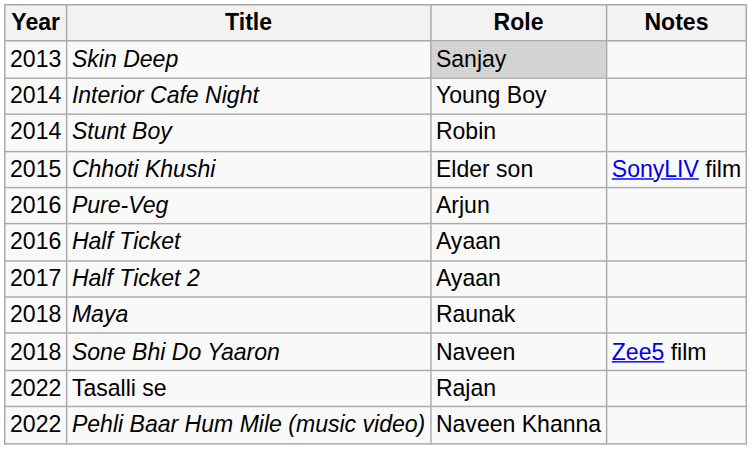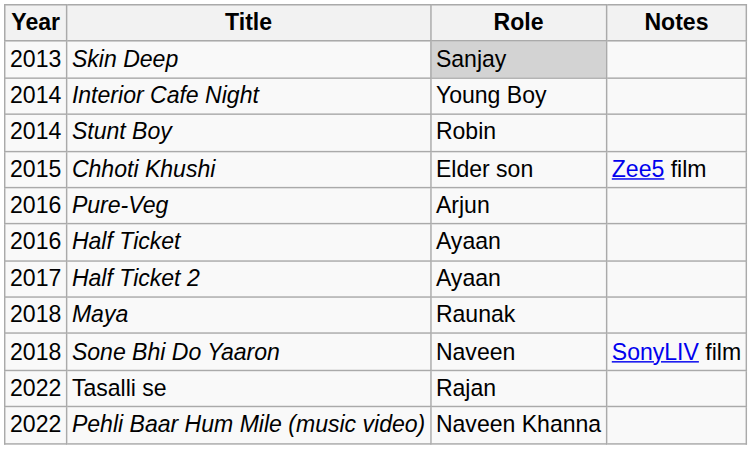(676, 168) SonyLIV film -> (659, 168) Zee5 film
(659, 351) Zee5 film -> (676, 351) SonyLIV film
